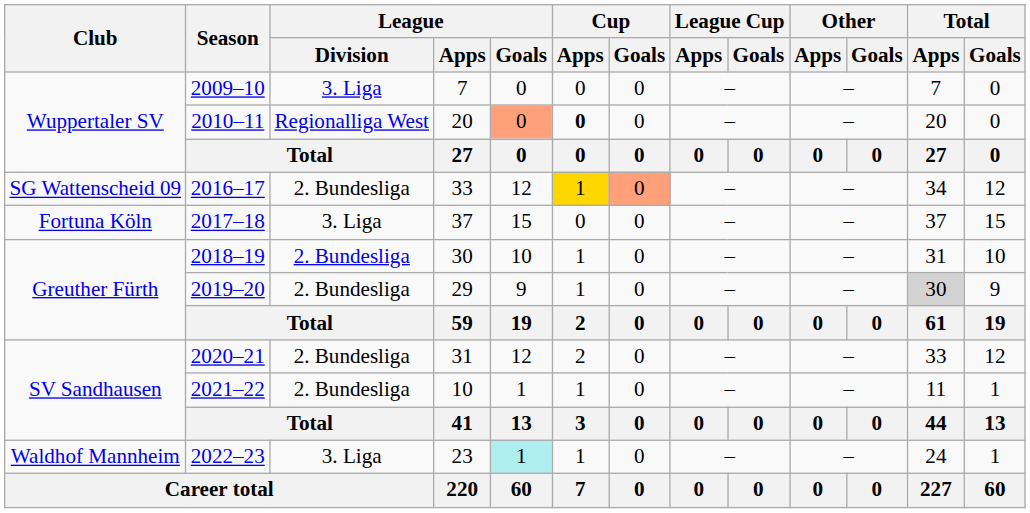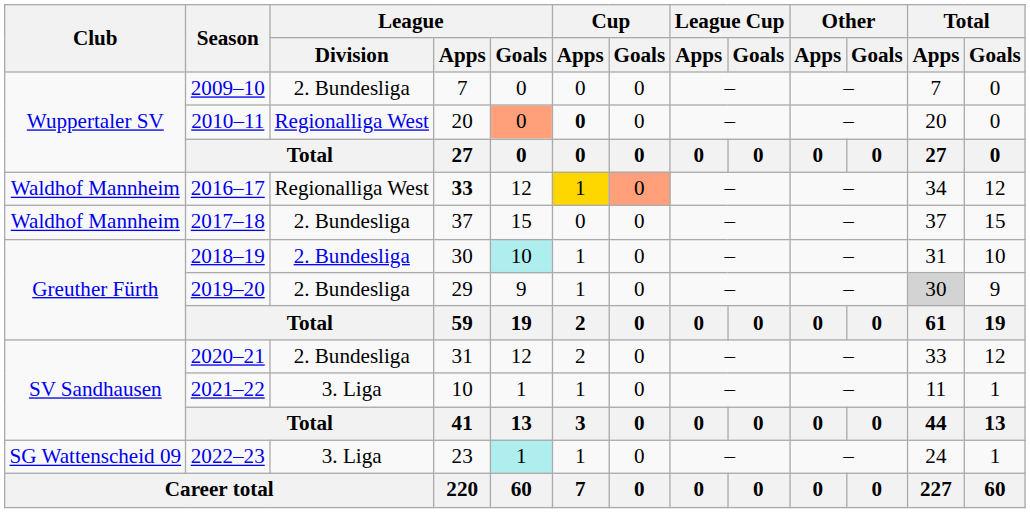(352, 88) 3. Liga -> (352, 88) 2. Bundesliga
(95, 188) SG Wattenscheid 09 -> (95, 188) Waldhof Mannheim
(352, 188) 2. Bundesliga -> (352, 188) Regionalliga West
(462, 188) normal -> (462, 188) bold
(95, 222) Fortuna Köln -> (95, 222) Waldhof Mannheim
(352, 222) 3. Liga -> (352, 222) 2. Bundesliga
(521, 255) no background -> (521, 255) paleturquoise background
(352, 389) 2. Bundesliga -> (352, 389) 3. Liga
(95, 456) Waldhof Mannheim -> (95, 456) SG Wattenscheid 09
